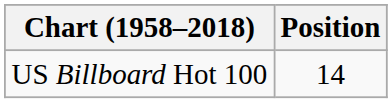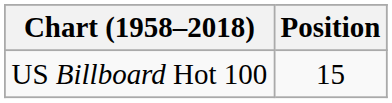(330, 73) 14 -> (330, 73) 15
